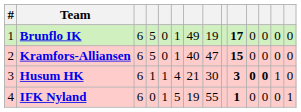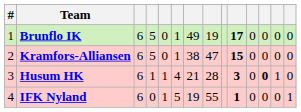(193, 55) 40 -> (193, 55) 38
(212, 76) 30 -> (212, 76) 28
(253, 76) bold -> (253, 76) normal
